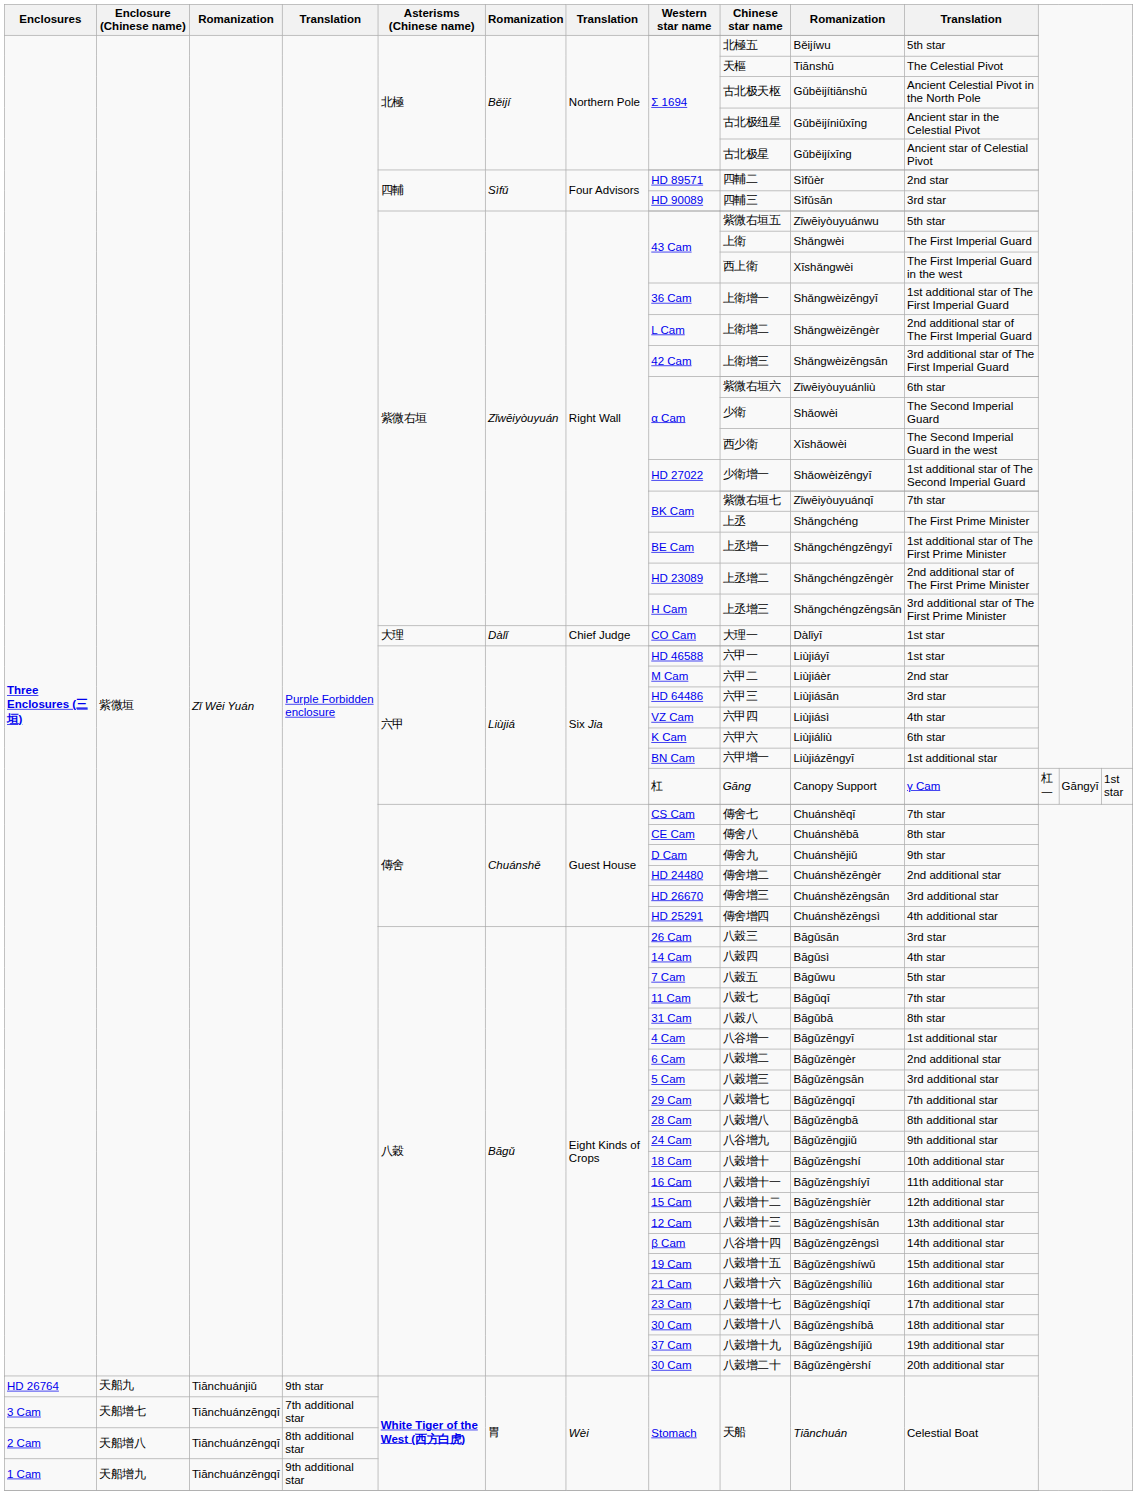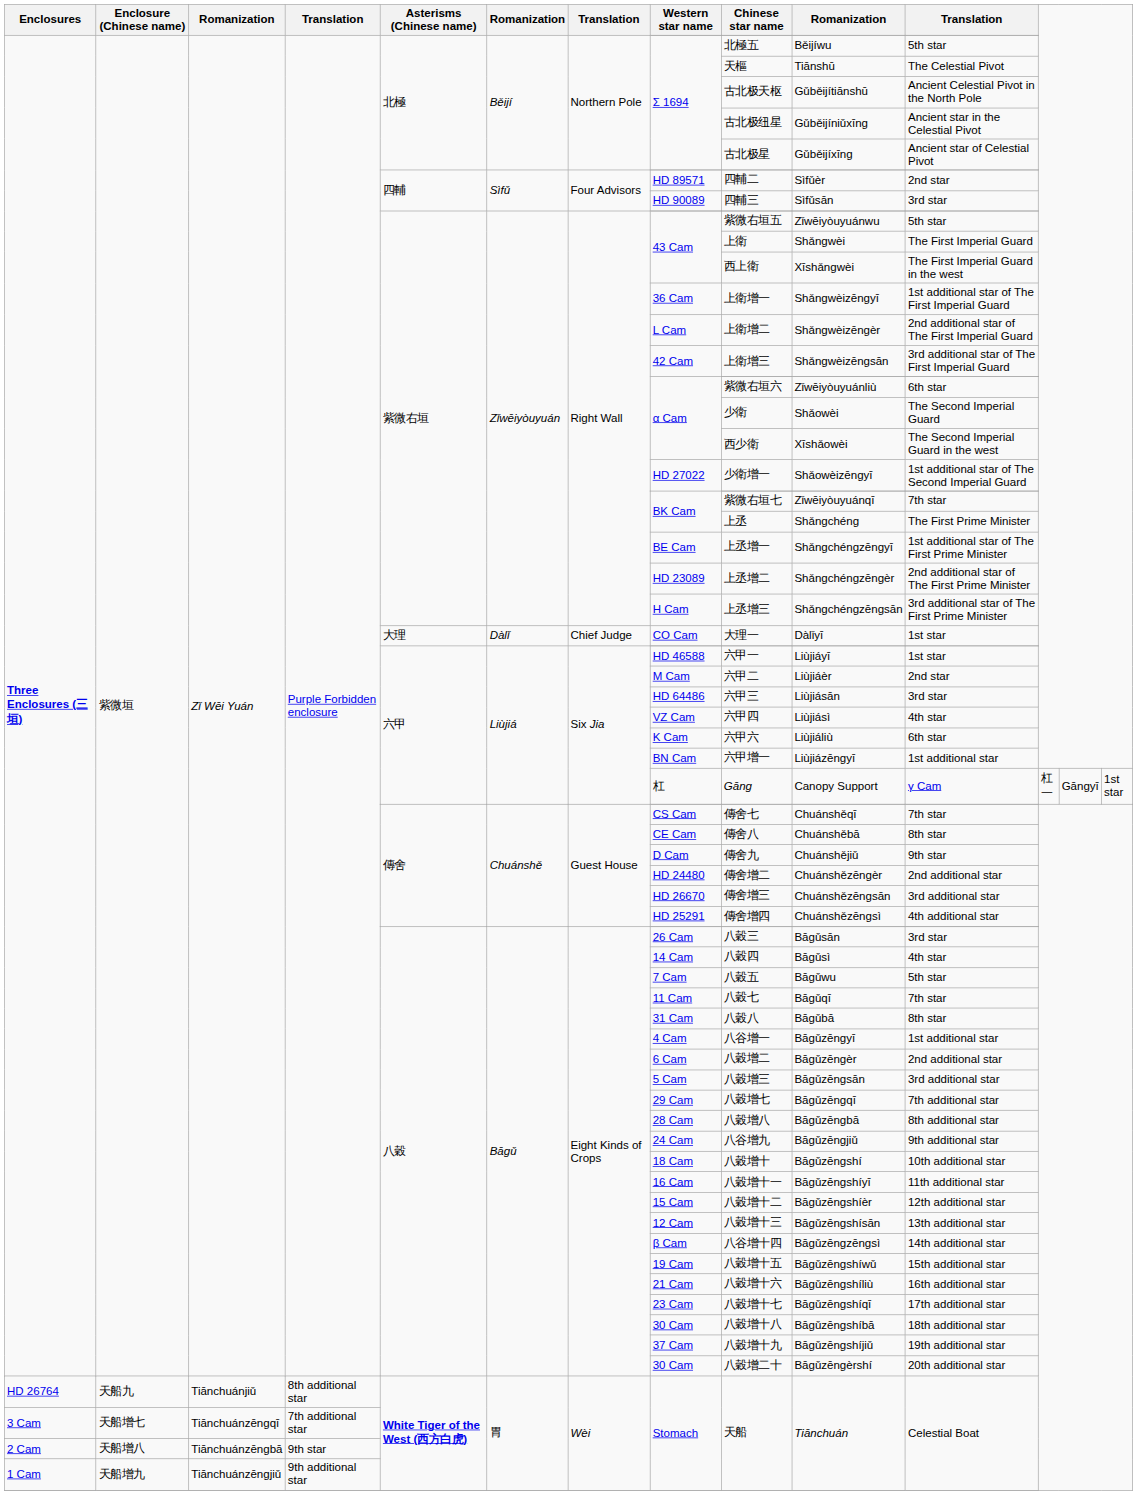(304, 1386) 9th star -> (322, 1391) 8th additional star
(236, 1443) Tiānchuánzēngqī -> (237, 1448) Tiānchuánzēngbā
(320, 1443) 8th additional star -> (307, 1448) 9th star
(236, 1474) Tiānchuánzēngqī -> (236, 1474) Tiānchuánzēngjiǔ
